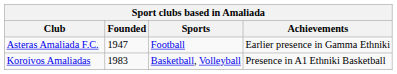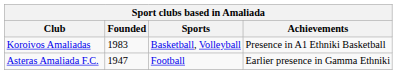rows swapped: (53, 45) <-> (49, 61)
